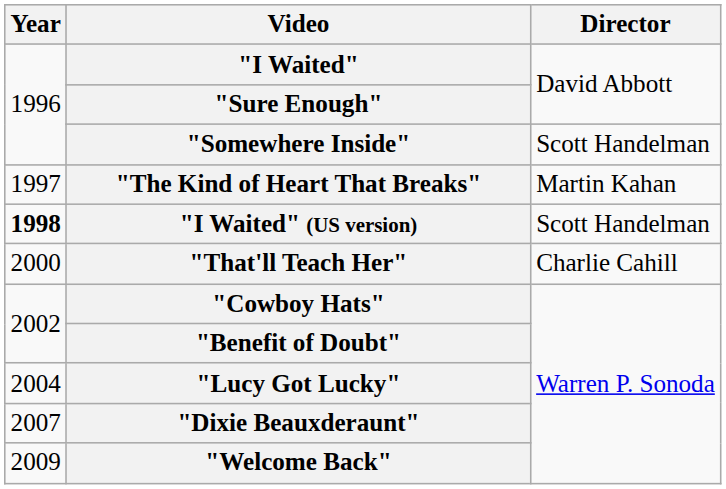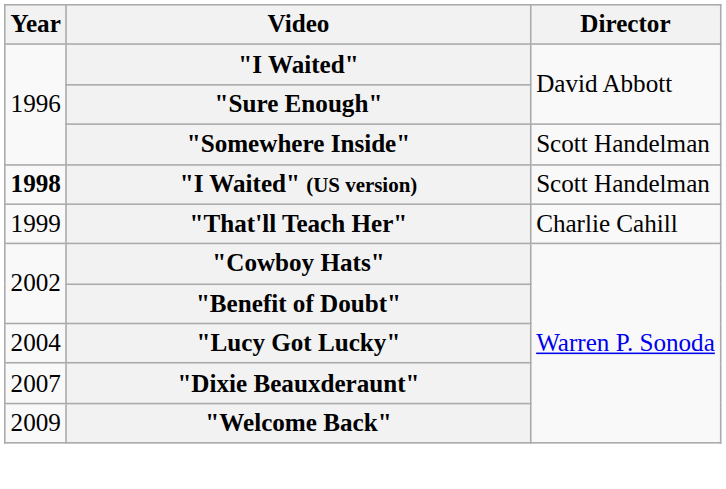- row: (298, 183)
(36, 263) 2000 -> (36, 223) 1999
